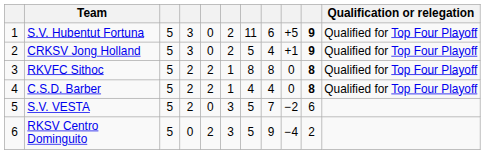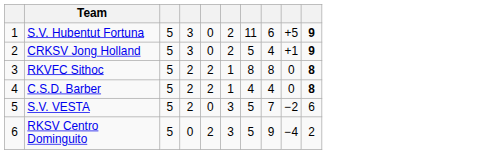- column: (401, 13)
